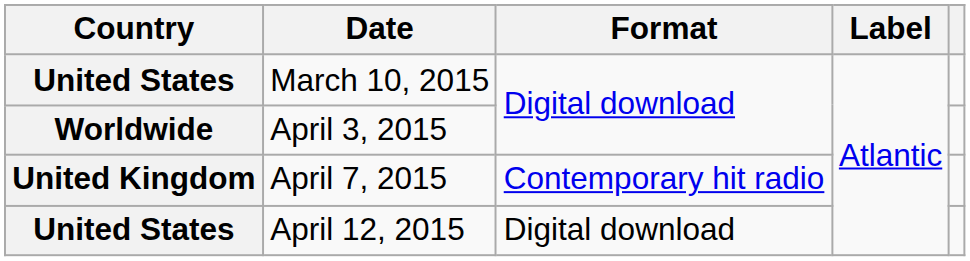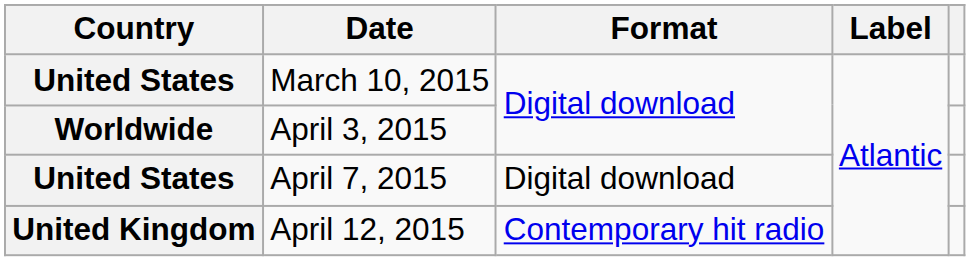(134, 179) United Kingdom -> (134, 179) United States
(664, 179) Contemporary hit radio -> (619, 179) Digital download
(134, 229) United States -> (134, 229) United Kingdom
(619, 229) Digital download -> (664, 229) Contemporary hit radio
